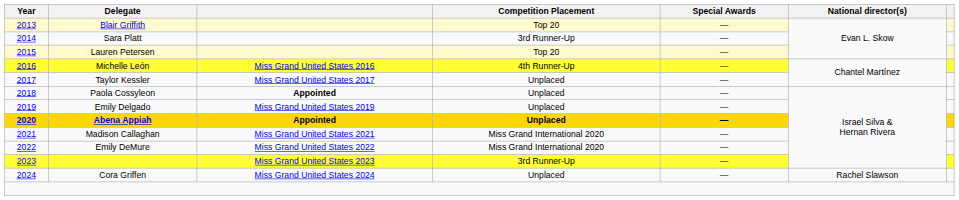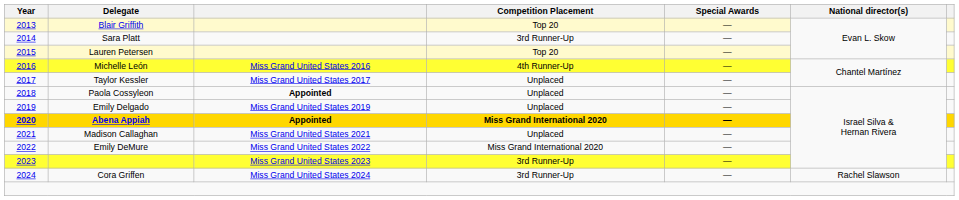(546, 121) Unplaced -> (545, 121) Miss Grand International 2020
(546, 134) Miss Grand International 2020 -> (545, 134) Unplaced
(546, 175) Unplaced -> (545, 175) 3rd Runner-Up
